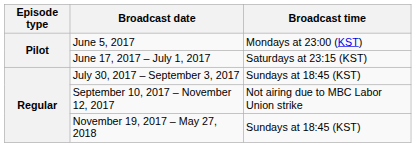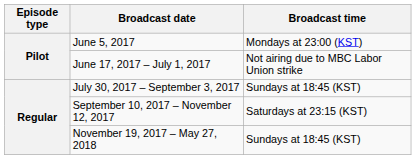(307, 59) Saturdays at 23:15 (KST) -> (314, 65) Not airing due to MBC Labor Union strike
(314, 99) Not airing due to MBC Labor Union strike -> (307, 111) Saturdays at 23:15 (KST)
